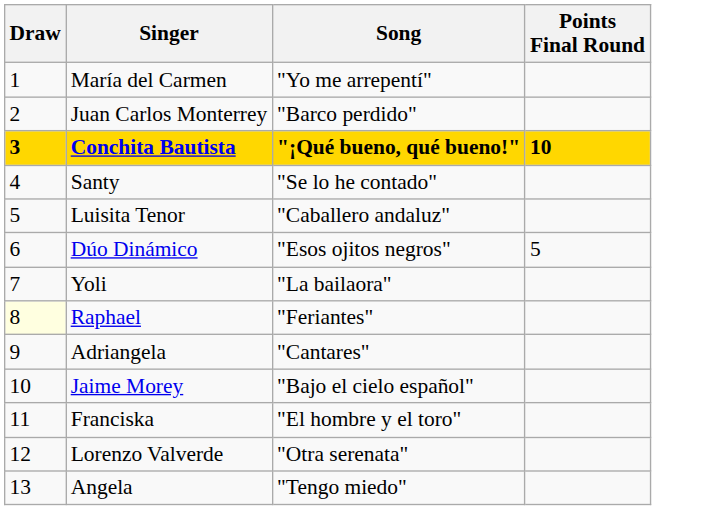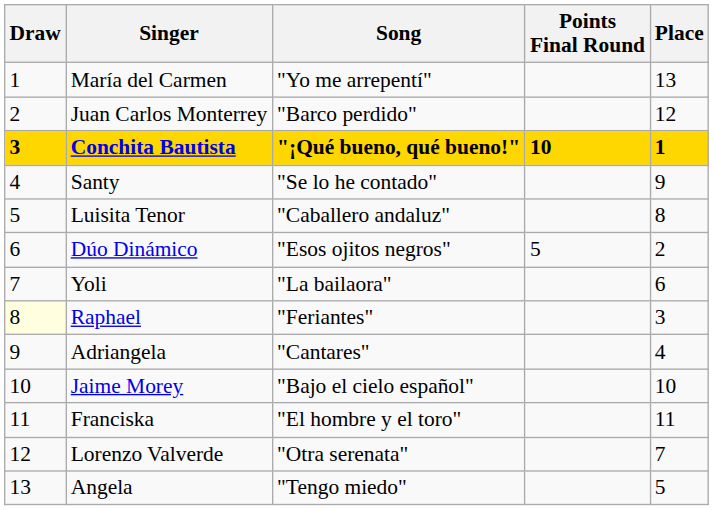+ column: (679, 33)
